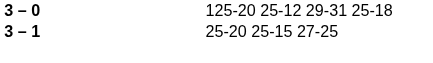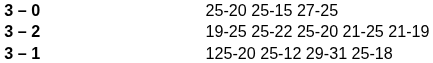(299, 11) 125-20 25-12 29-31 25-18 -> (272, 11) 25-20 25-15 27-25
+ row: (22, 32)
(272, 32) 25-20 25-15 27-25 -> (299, 53) 125-20 25-12 29-31 25-18
